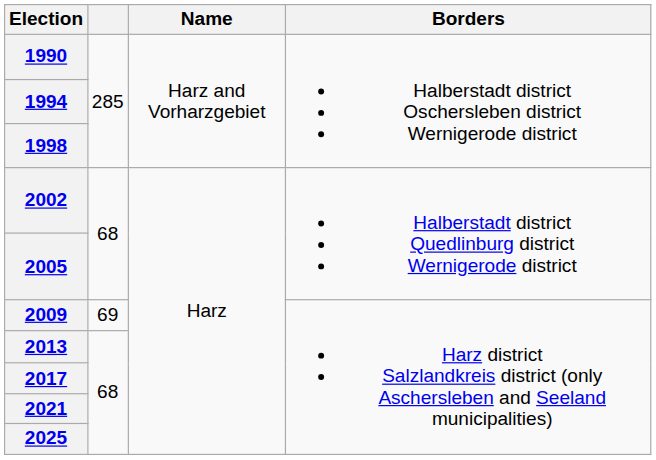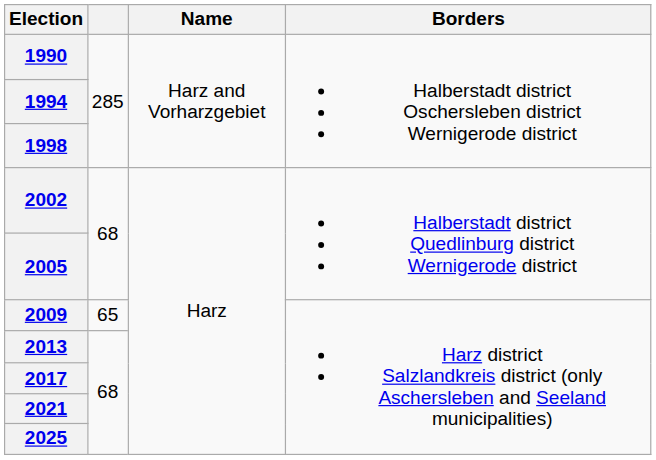(108, 314) 69 -> (108, 314) 65
